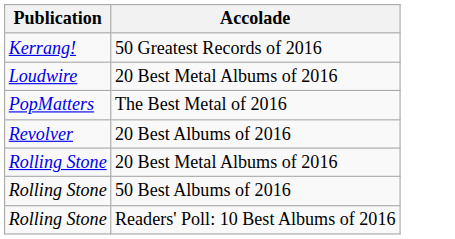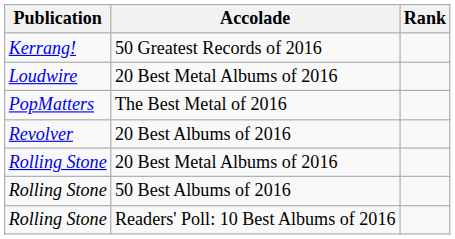+ column: (425, 18)
